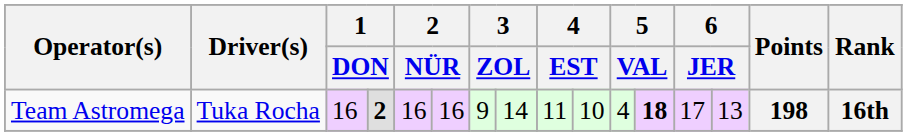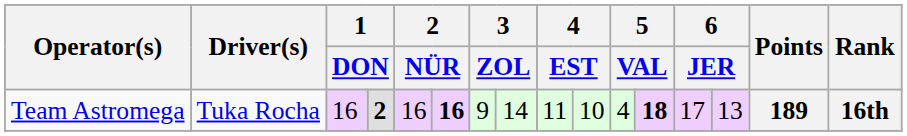(451, 109) normal -> (451, 109) bold
(789, 109) 198 -> (789, 109) 189
